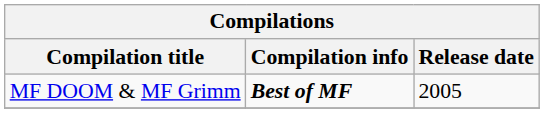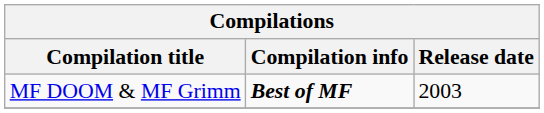(440, 90) 2005 -> (440, 90) 2003
